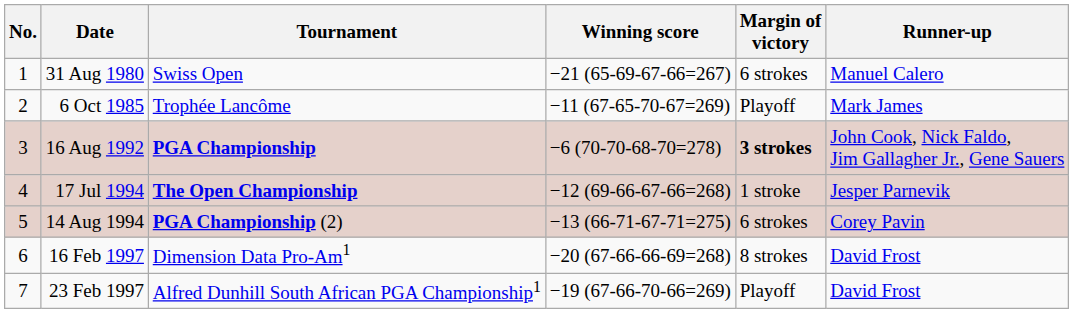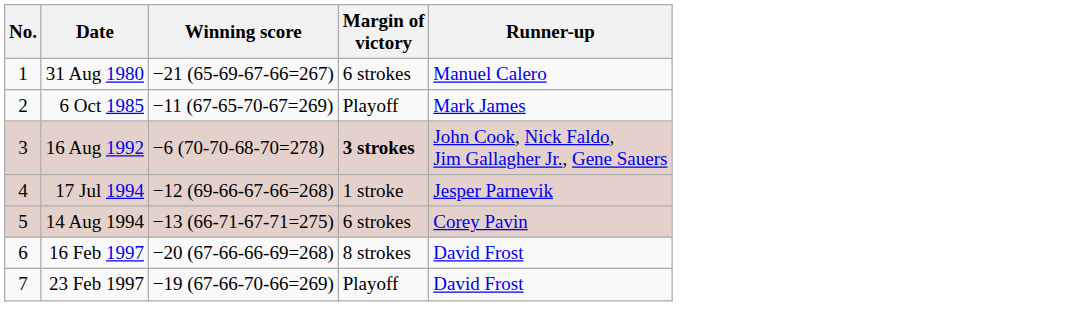- column: (347, 31)
